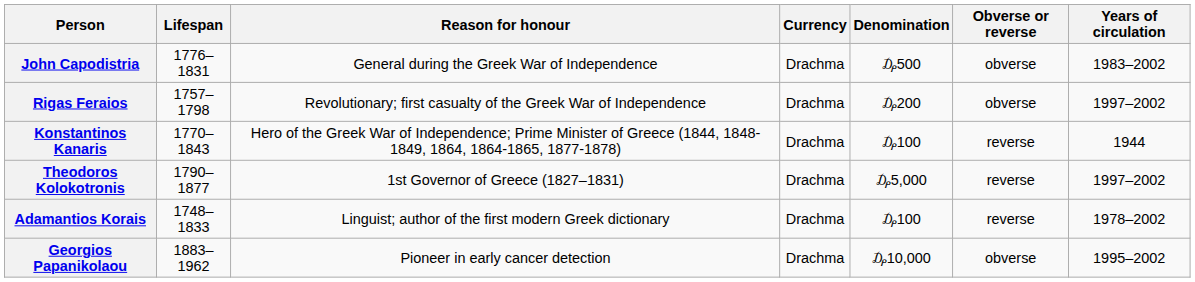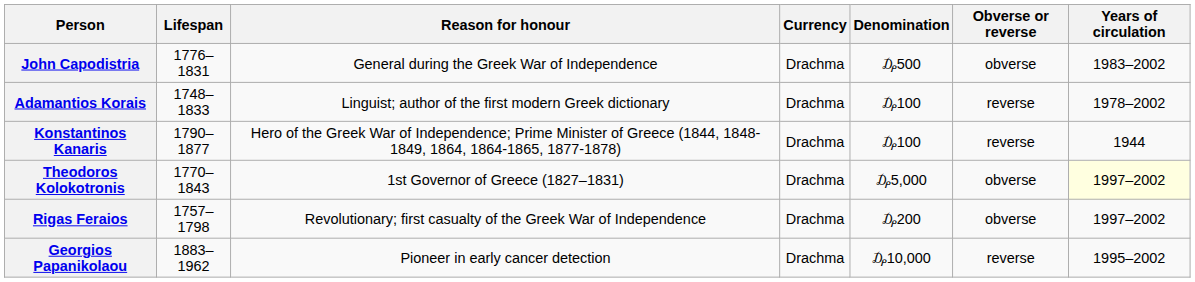rows swapped: (80, 102) <-> (80, 219)
(194, 141) 1770–1843 -> (194, 141) 1790–1877
(194, 180) 1790–1877 -> (194, 180) 1770–1843
(1011, 180) reverse -> (1011, 180) obverse
(1129, 180) no background -> (1129, 180) lightyellow background
(1011, 258) obverse -> (1011, 258) reverse
